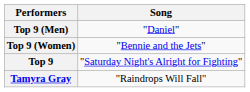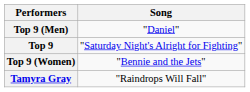rows swapped: (41, 45) <-> (41, 62)
